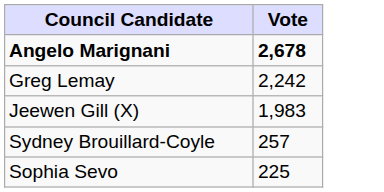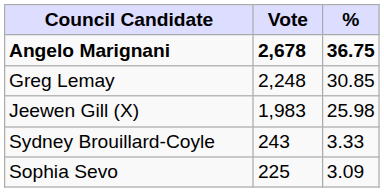+ column: (351, 19)
(282, 80) 2,242 -> (282, 80) 2,248
(274, 141) 257 -> (274, 141) 243
